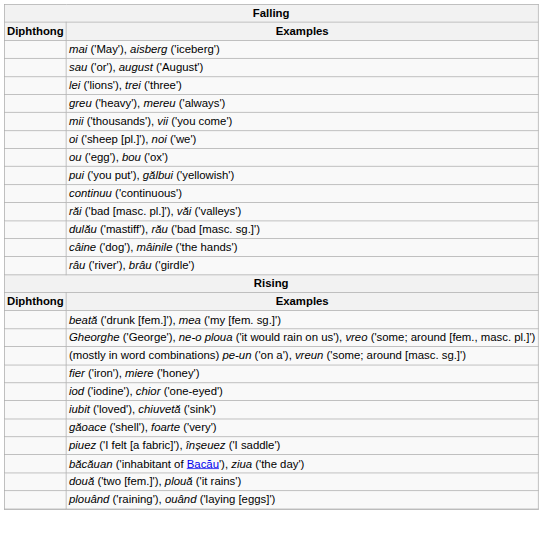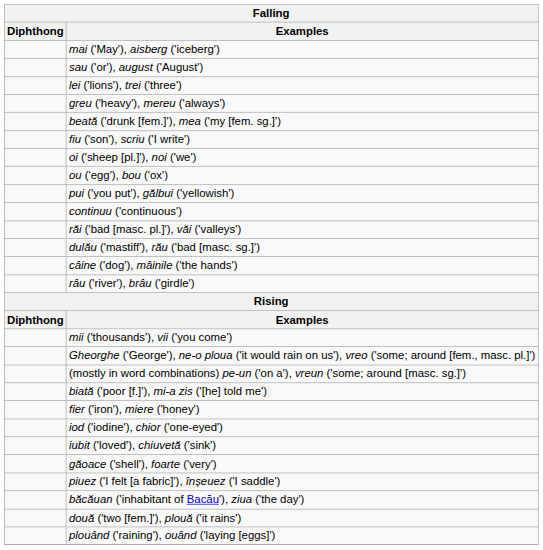rows swapped: (151, 121) <-> (175, 319)
+ row: (130, 139)
+ row: (168, 391)
